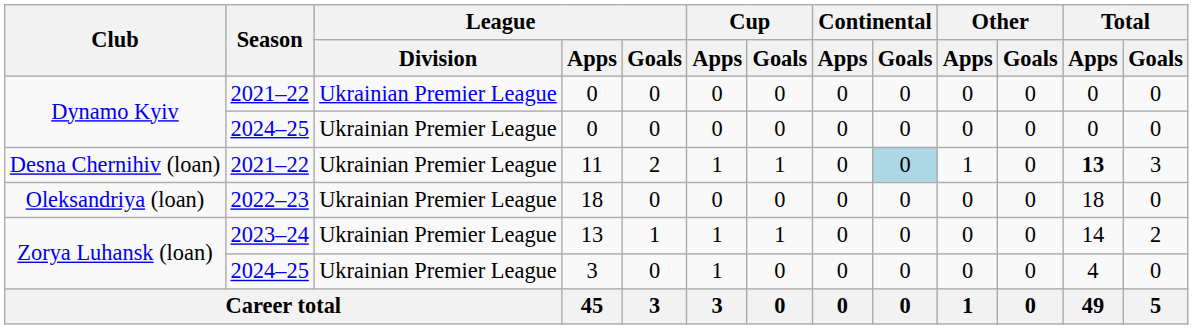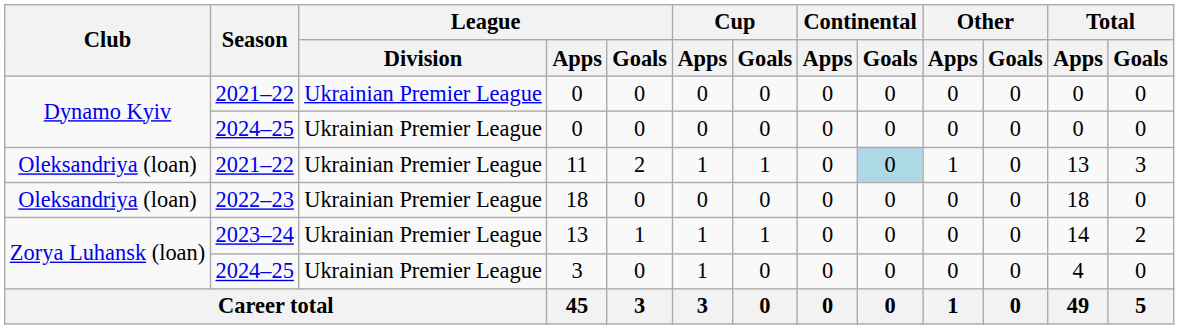(115, 164) Desna Chernihiv (loan) -> (108, 164) Oleksandriya (loan)
(1093, 164) bold -> (1078, 164) normal
